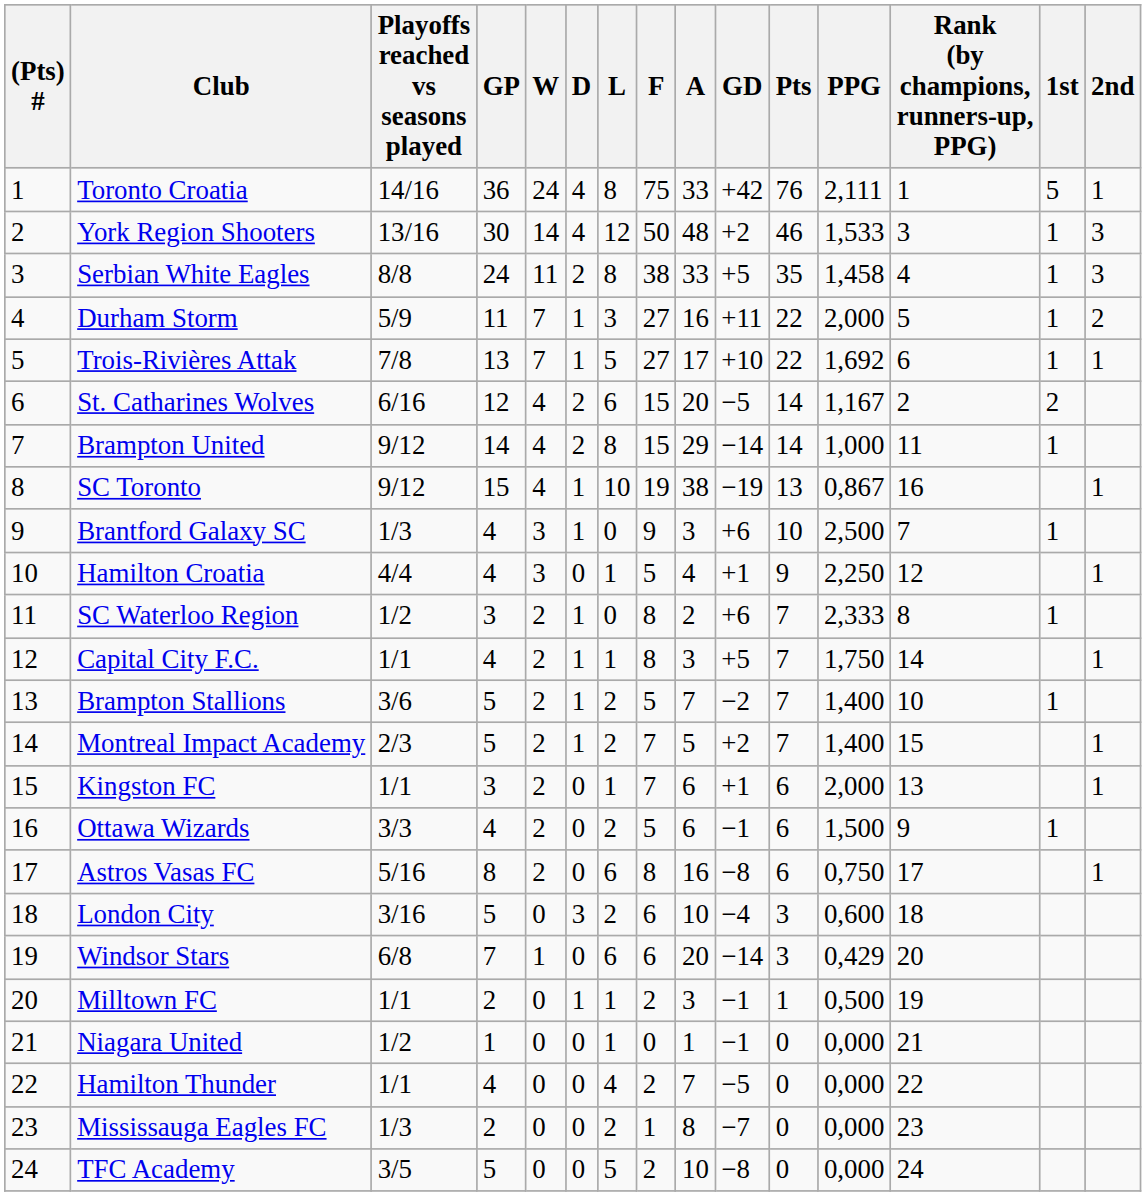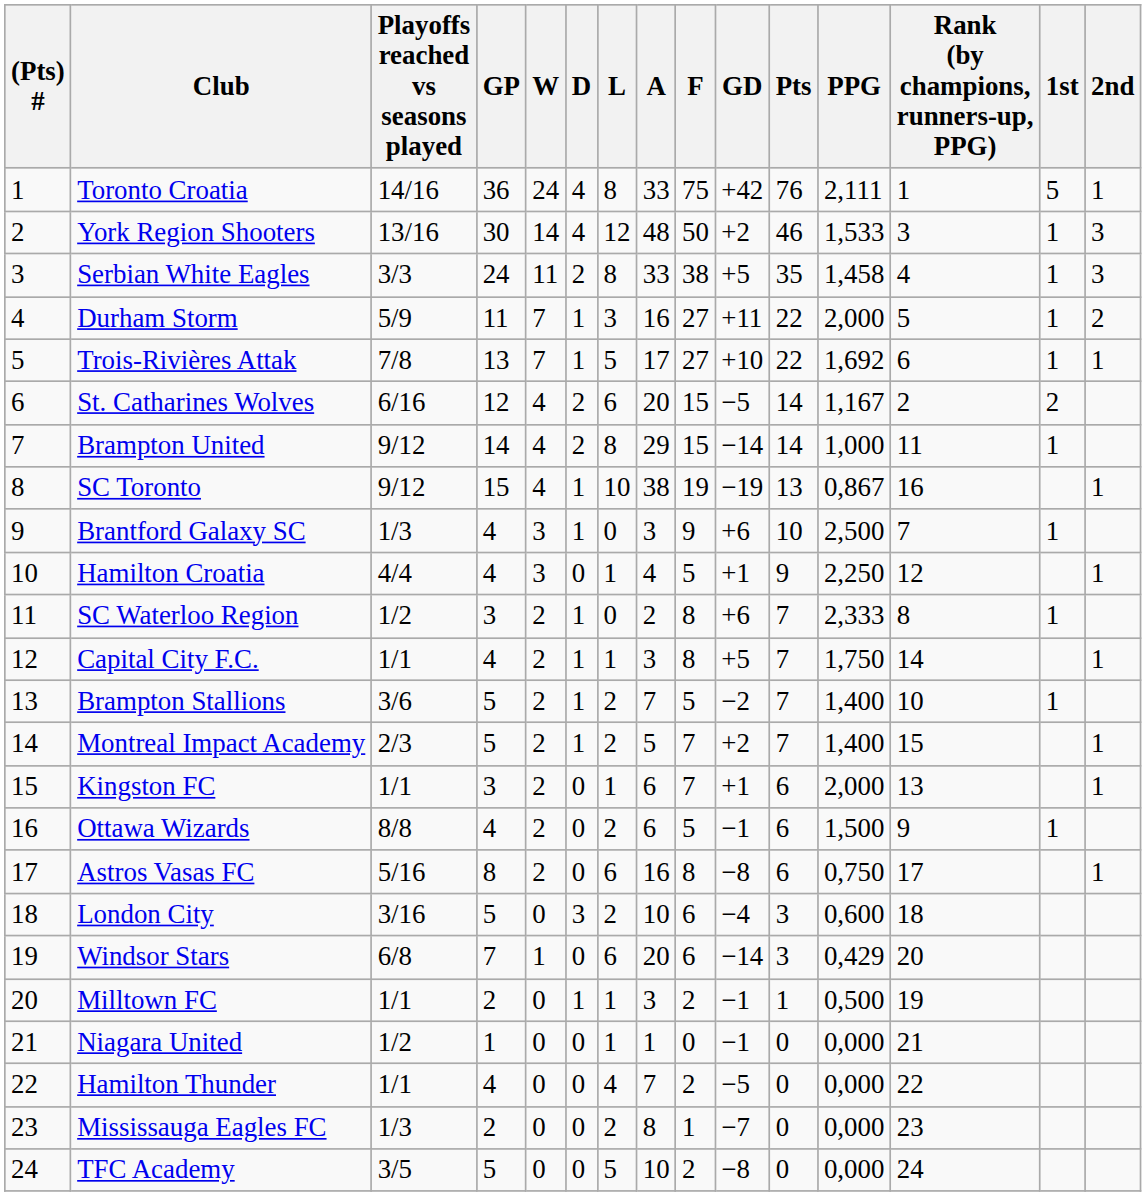columns swapped: (656, 86) <-> (695, 86)
(395, 274) 8/8 -> (395, 274) 3/3
(395, 828) 3/3 -> (395, 828) 8/8
